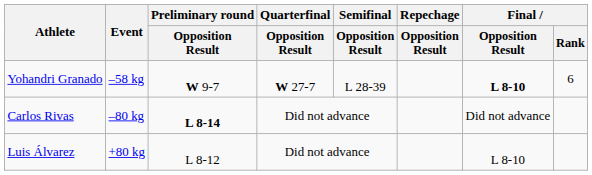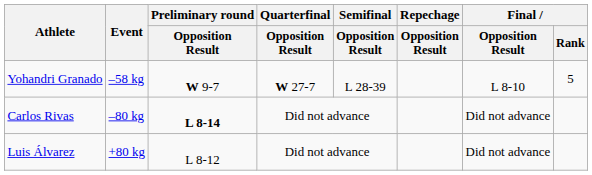(508, 86) bold -> (508, 86) normal
(570, 78) 6 -> (570, 78) 5
(508, 159) L 8-10 -> (508, 152) Did not advance
